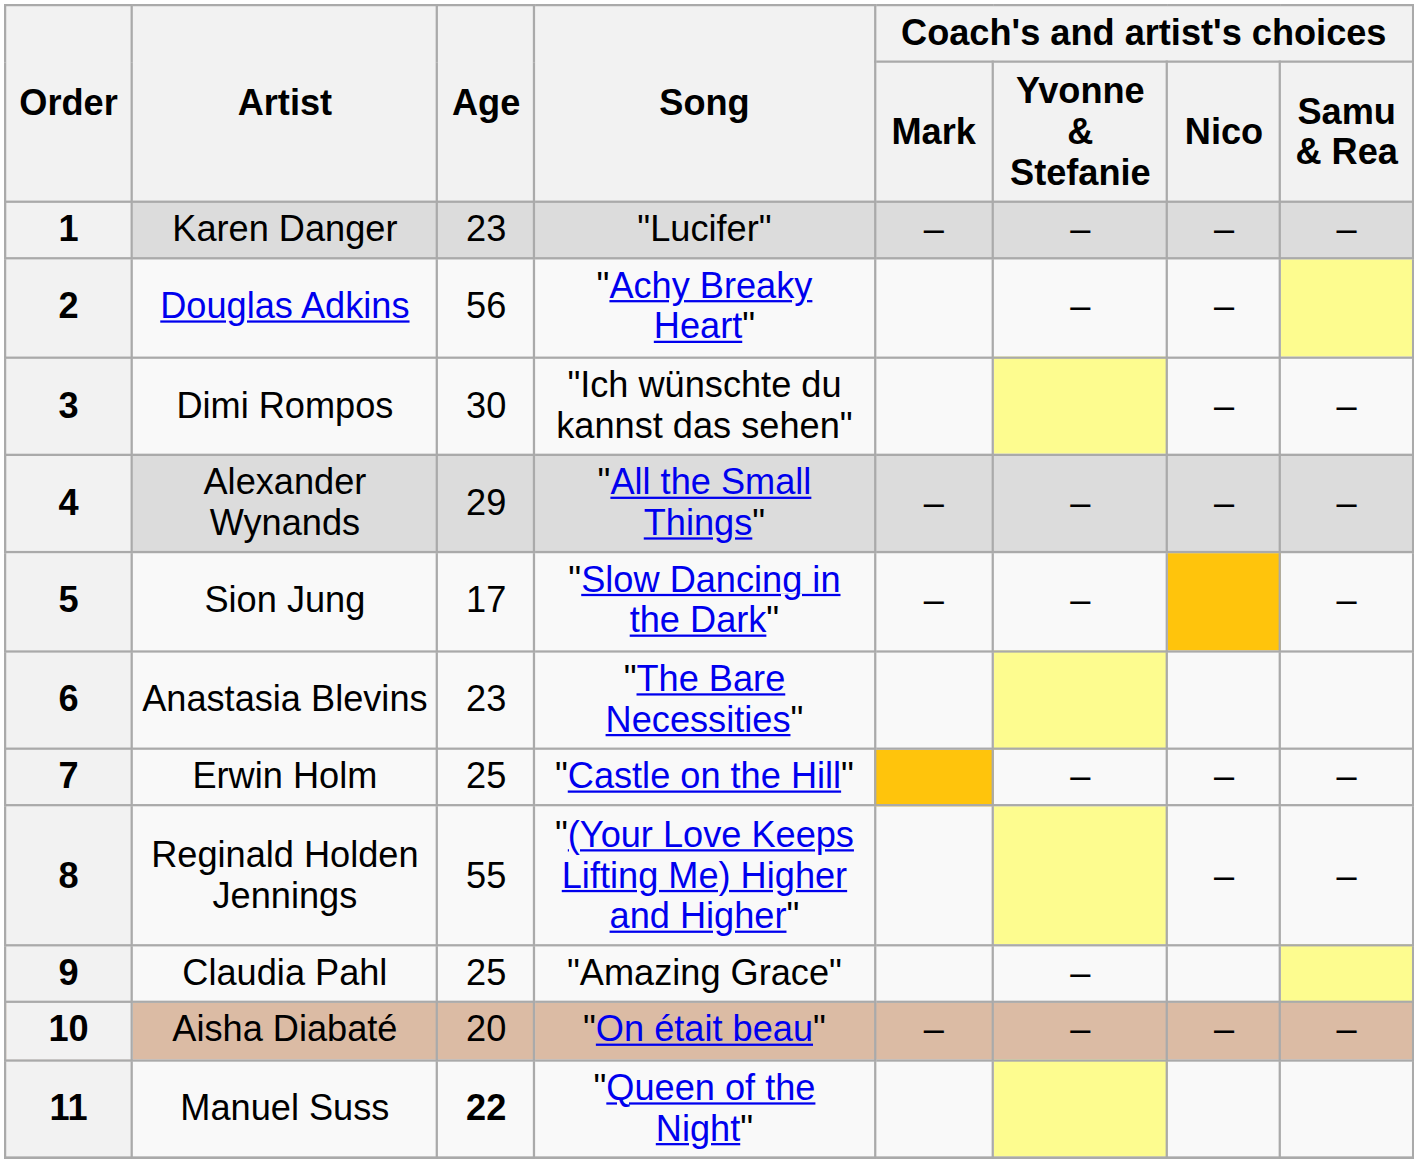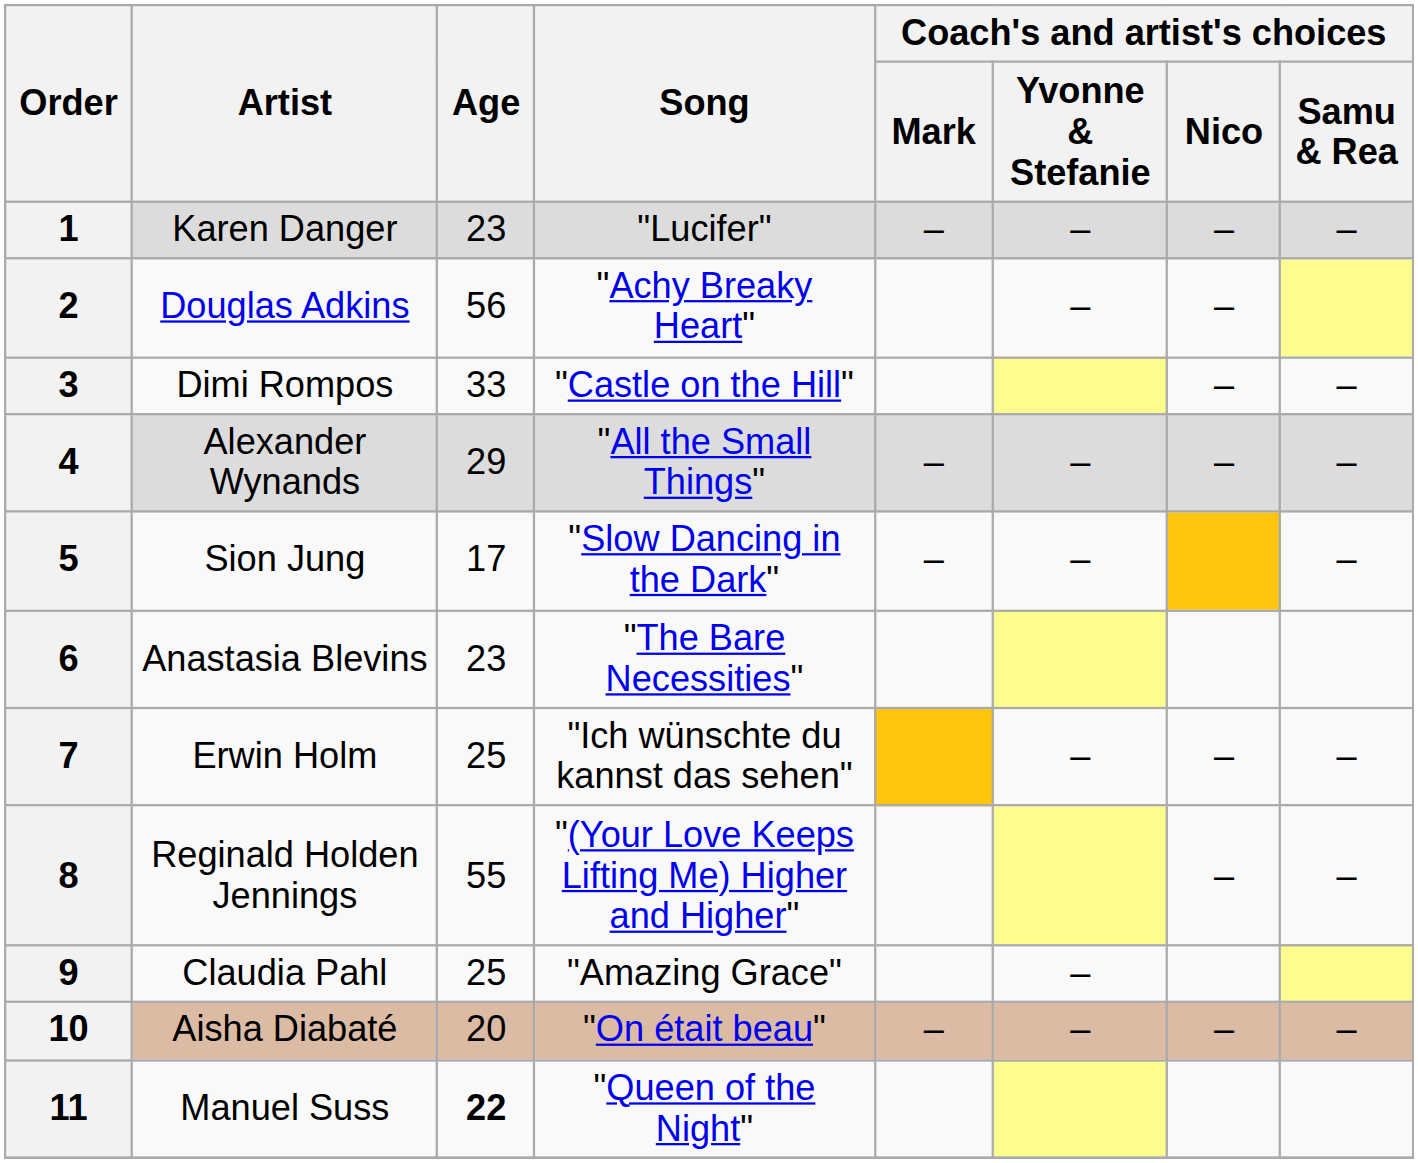(486, 404) 30 -> (486, 384) 33
(704, 404) "Ich wünschte du kannst das sehen" -> (704, 384) "Castle on the Hill"
(704, 776) "Castle on the Hill" -> (704, 756) "Ich wünschte du kannst das sehen"
